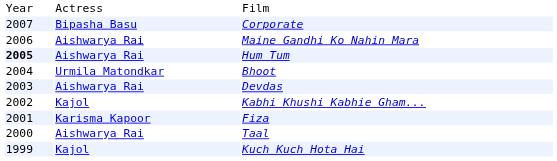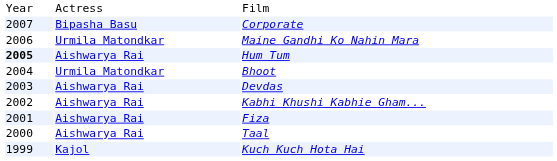(100, 40) Aishwarya Rai -> (110, 40) Urmila Matondkar
(72, 102) Kajol -> (100, 102) Aishwarya Rai
(103, 118) Karisma Kapoor -> (100, 118) Aishwarya Rai
